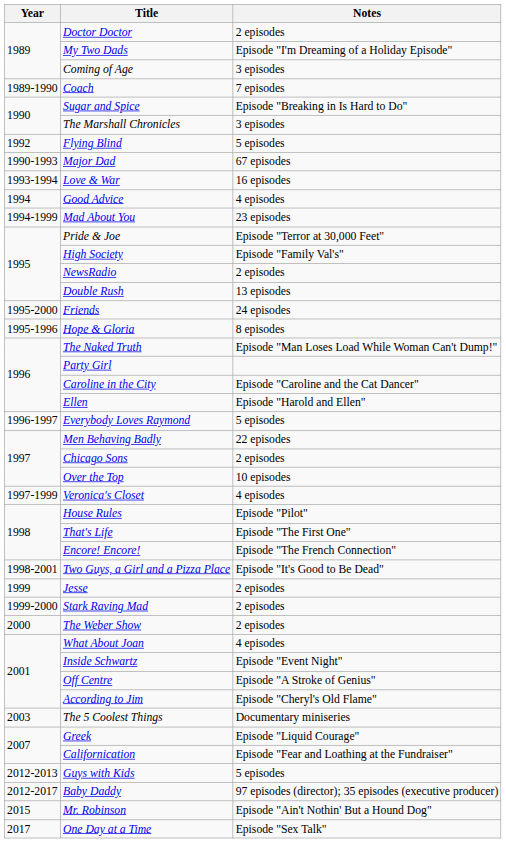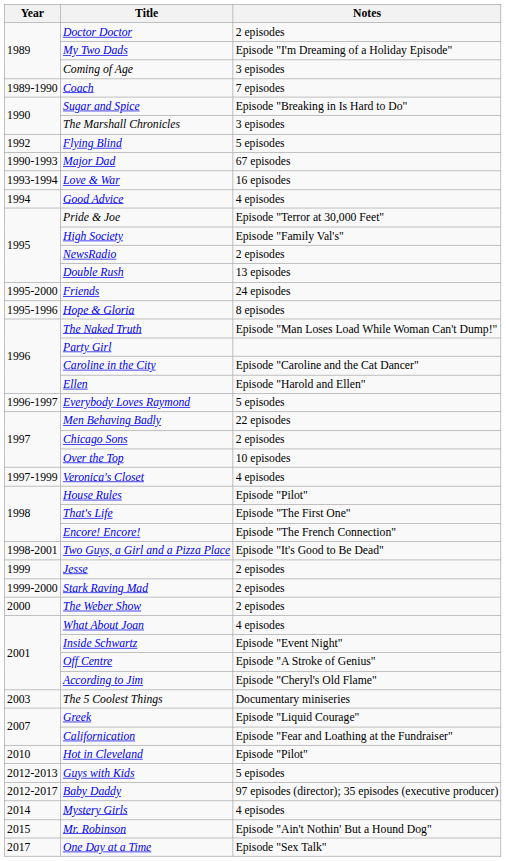- row: (99, 217)
+ row: (103, 754)
+ row: (95, 810)
